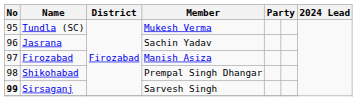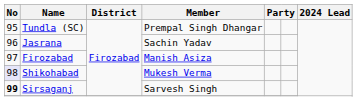(178, 27) Mukesh Verma -> (203, 27) Prempal Singh Dhangar
(12, 73) no background -> (12, 73) lavender background
(203, 73) Prempal Singh Dhangar -> (178, 73) Mukesh Verma
